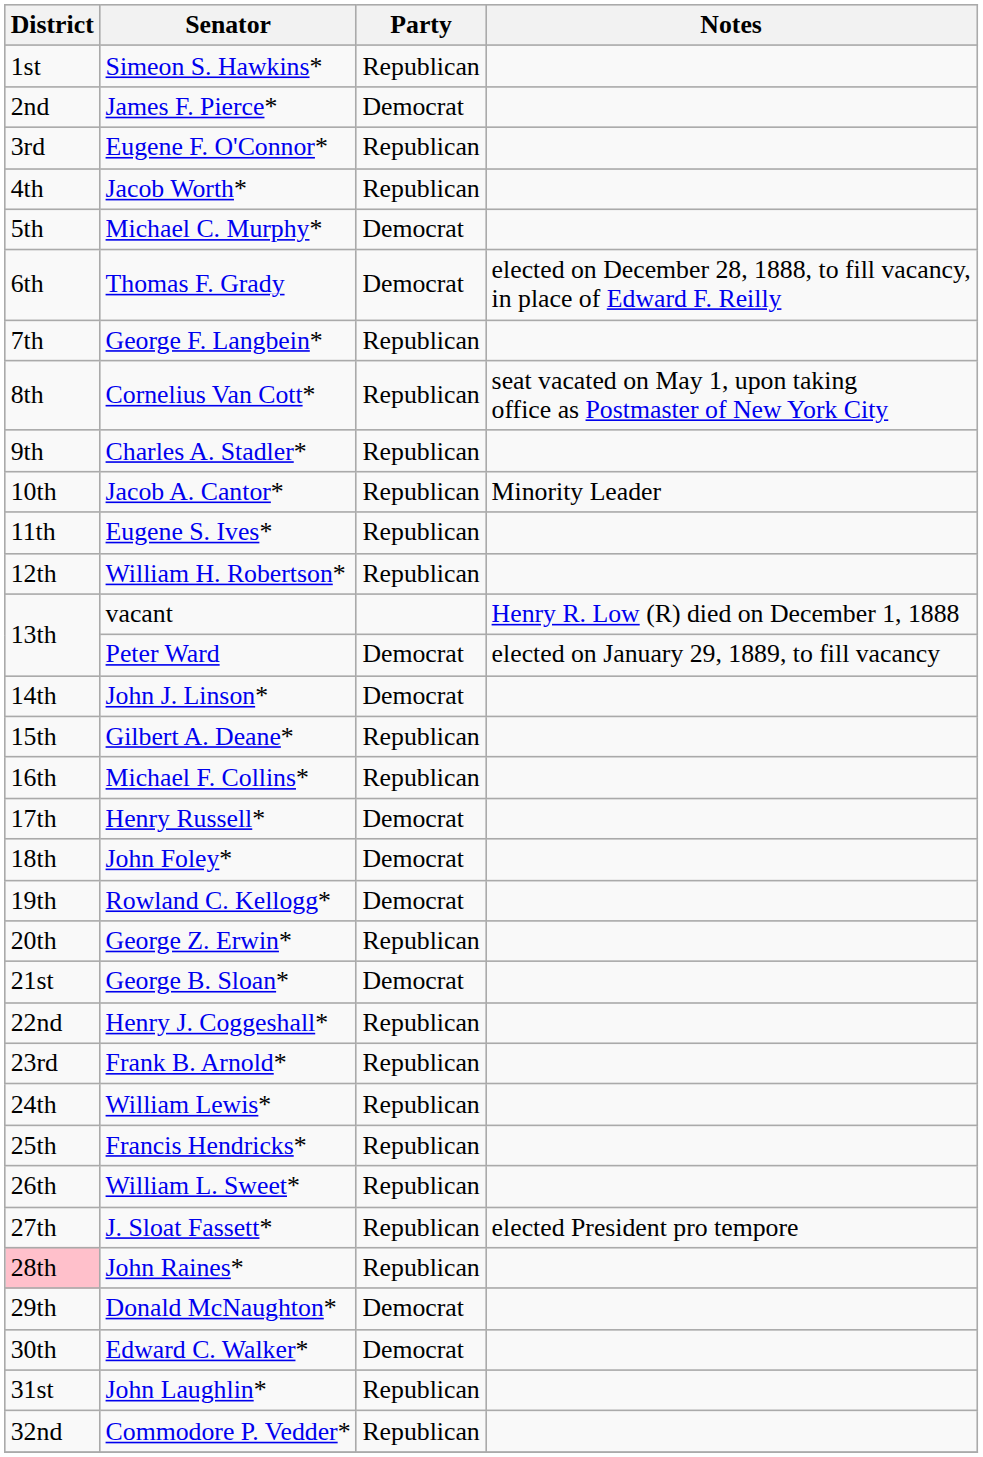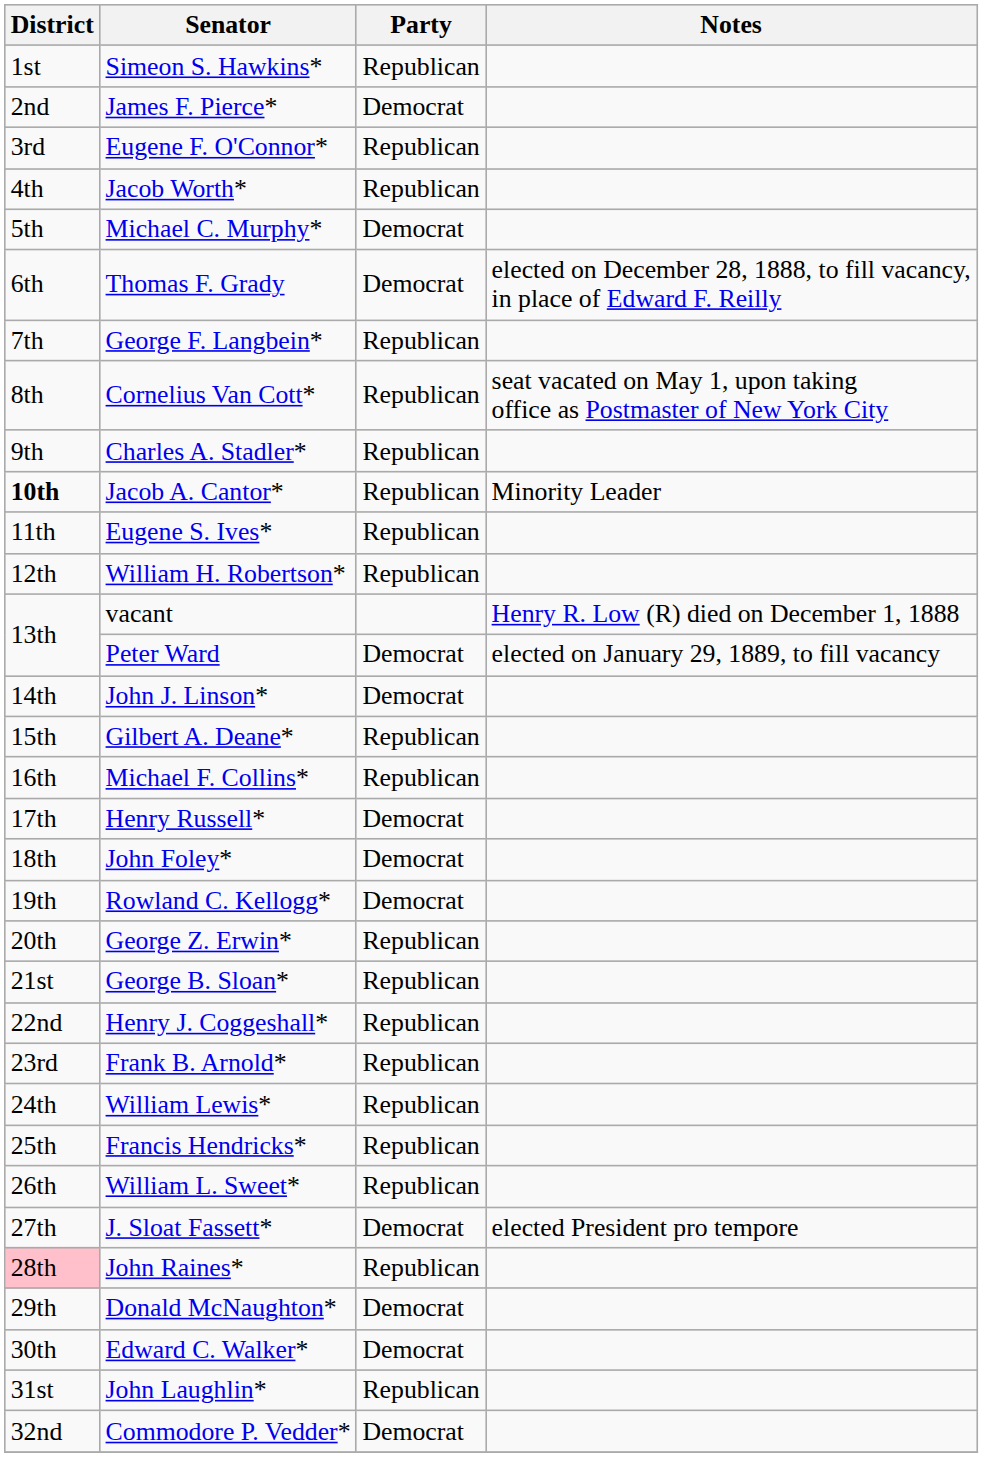(34, 491) normal -> (35, 491) bold
(413, 981) Democrat -> (421, 981) Republican
(421, 1226) Republican -> (413, 1226) Democrat
(421, 1431) Republican -> (413, 1431) Democrat
